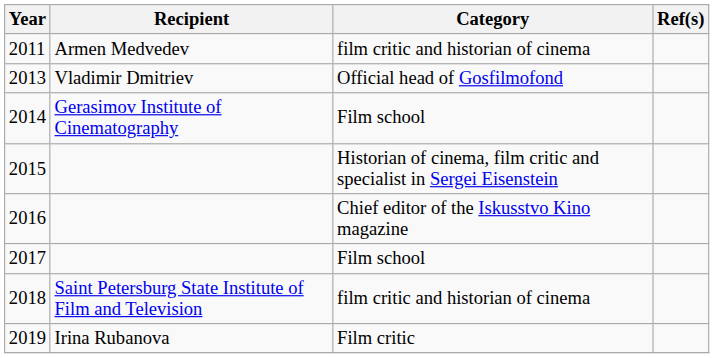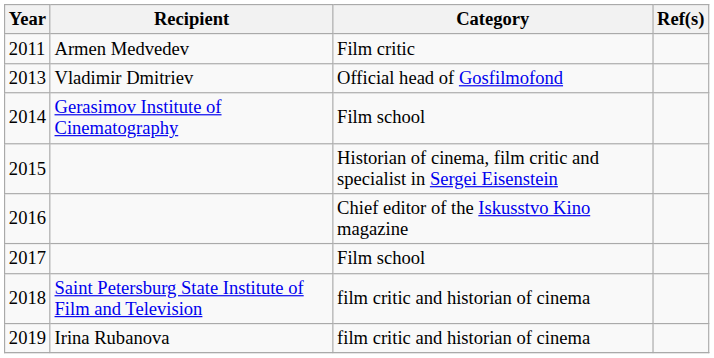(464, 48) film critic and historian of cinema -> (376, 48) Film critic
(376, 338) Film critic -> (464, 338) film critic and historian of cinema
